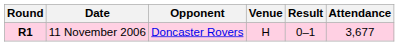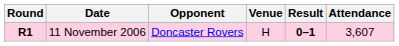(306, 31) normal -> (306, 31) bold
(360, 31) 3,677 -> (360, 31) 3,607
